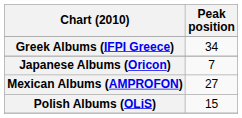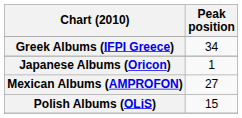(212, 65) 7 -> (212, 65) 1
